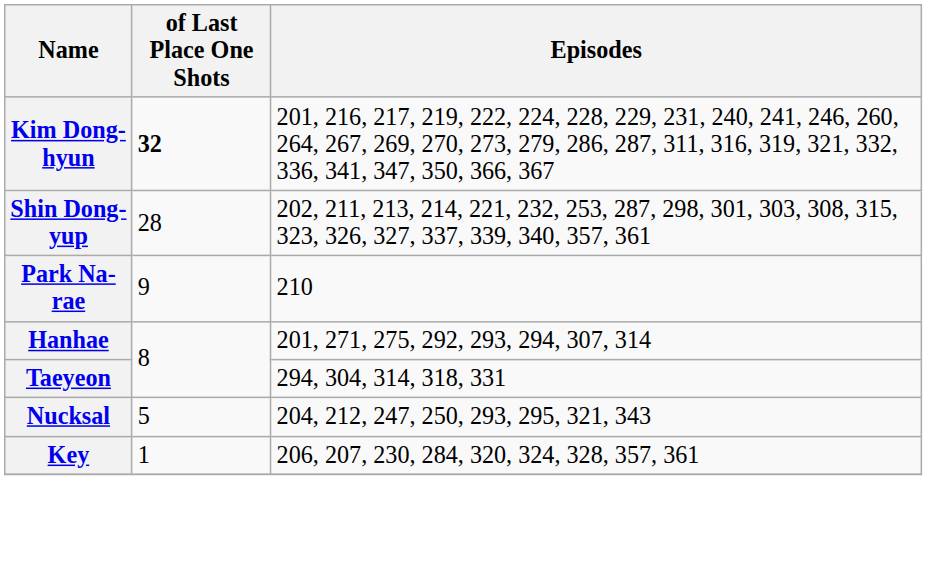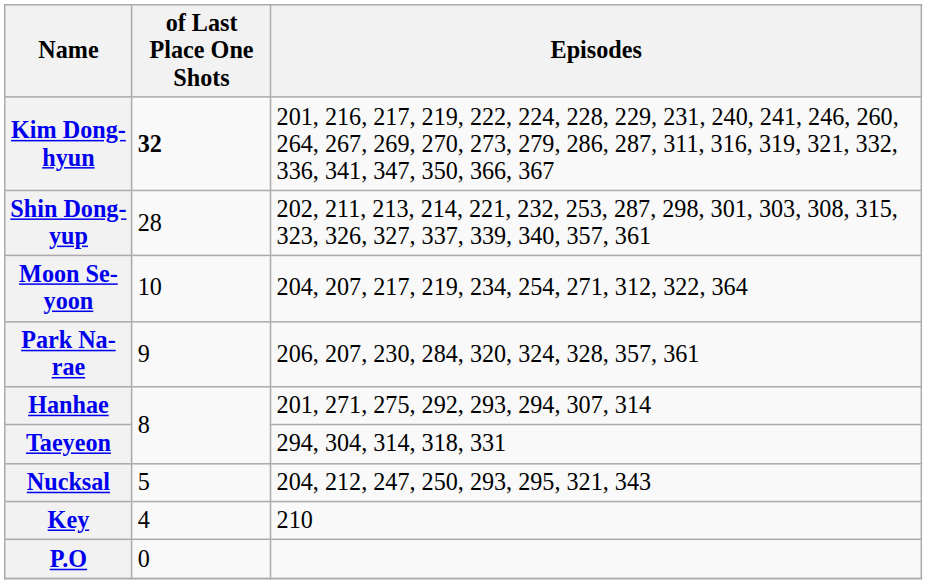+ row: (68, 288)
(295, 288) 210 -> (488, 353) 206, 207, 230, 284, 320, 324, 328, 357, 361
(144, 454) 1 -> (144, 520) 4
(488, 454) 206, 207, 230, 284, 320, 324, 328, 357, 361 -> (295, 520) 210
+ row: (68, 558)
